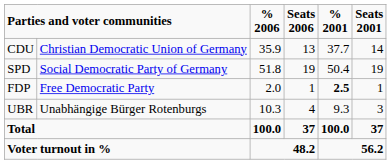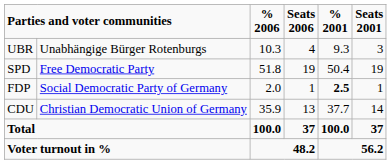rows swapped: (21, 48) <-> (20, 108)
(134, 68) Social Democratic Party of Germany -> (97, 68) Free Democratic Party
(97, 88) Free Democratic Party -> (134, 88) Social Democratic Party of Germany
